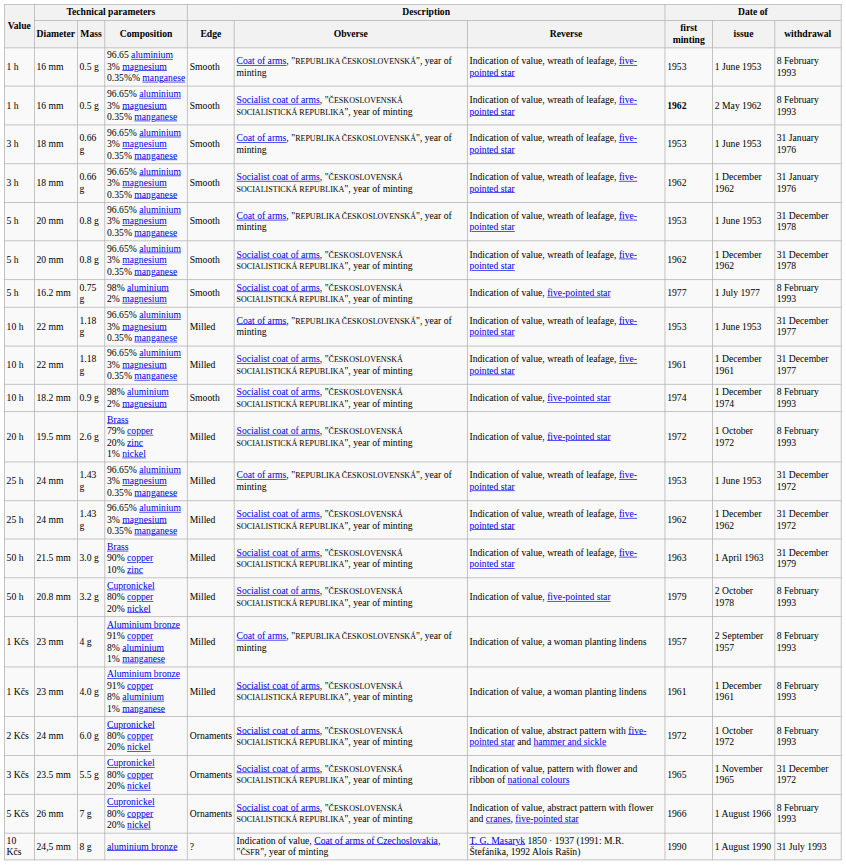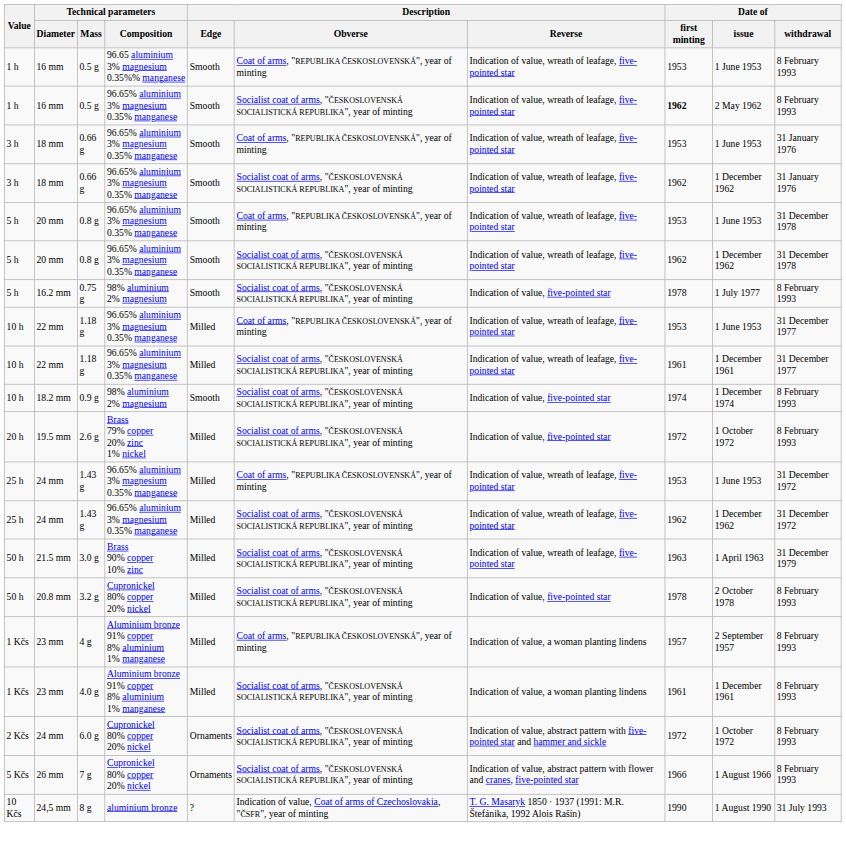(677, 293) 1977 -> (677, 293) 1978
(677, 597) 1979 -> (677, 597) 1978
- row: (89, 775)
